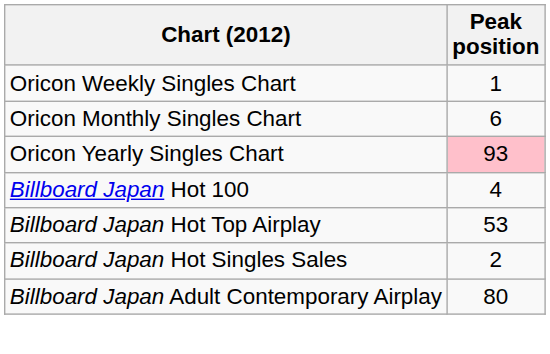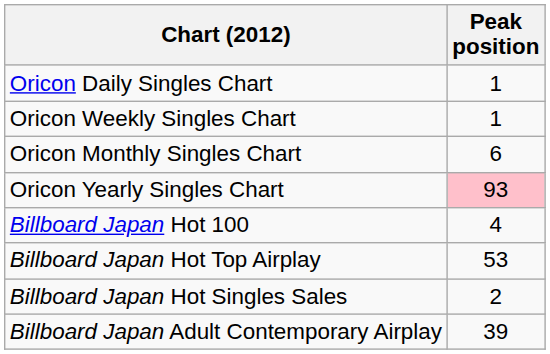+ row: (141, 82)
(496, 296) 80 -> (496, 331) 39
